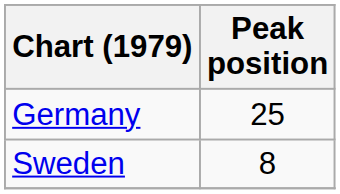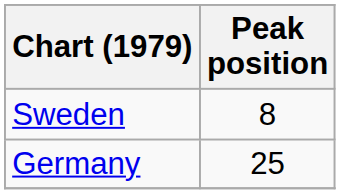rows swapped: (76, 113) <-> (69, 163)
